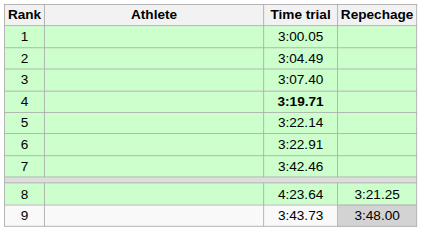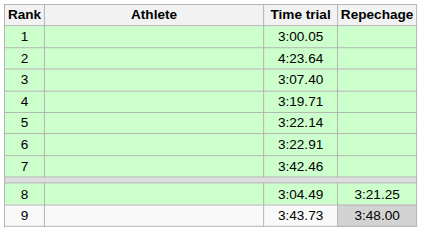(301, 58) 3:04.49 -> (301, 58) 4:23.64
(301, 101) bold -> (301, 101) normal
(301, 194) 4:23.64 -> (301, 194) 3:04.49
